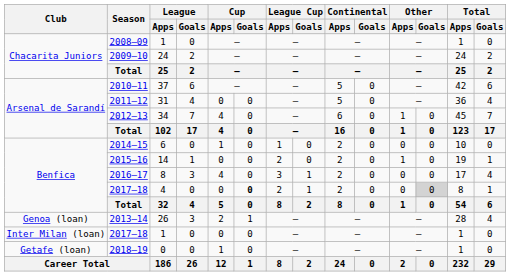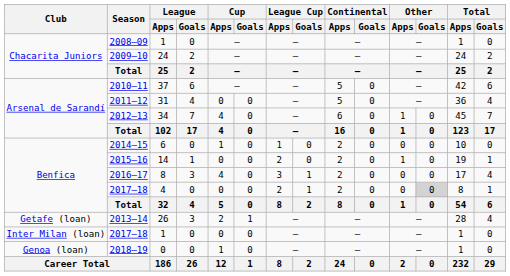(250, 190) bold -> (250, 190) normal
(56, 219) Genoa (loan) -> (56, 219) Getafe (loan)
(56, 249) Getafe (loan) -> (56, 249) Genoa (loan)
